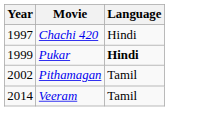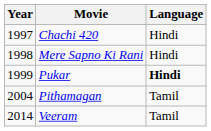+ row: (91, 55)
(20, 75) 2002 -> (20, 95) 2004
